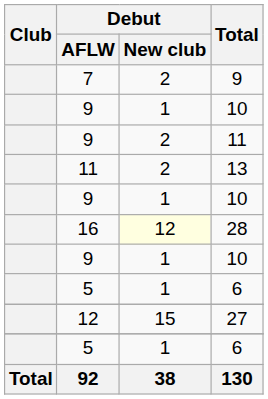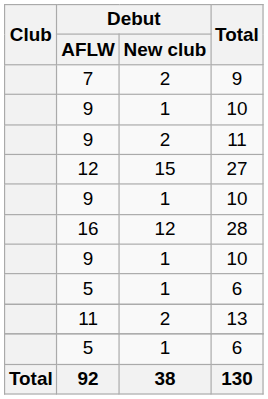rows swapped: (88, 169) <-> (88, 318)
(165, 229) lightyellow background -> (165, 229) no background
